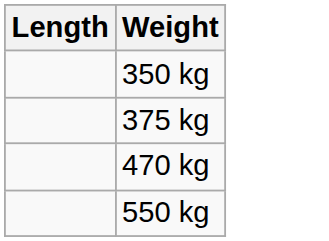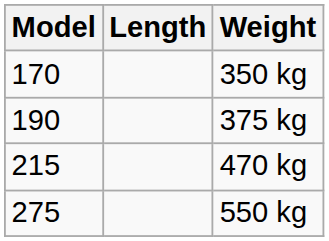+ column: (54, 27)
